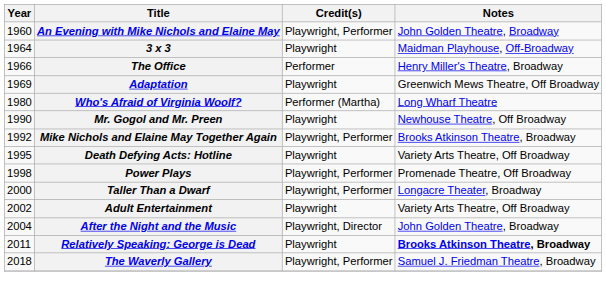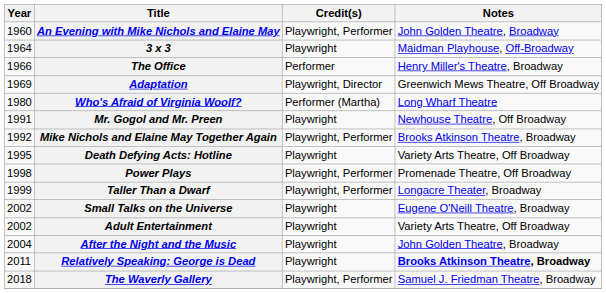(311, 84) Playwright -> (333, 84) Playwright, Director
(19, 119) 1990 -> (19, 119) 1991
(19, 191) 2000 -> (19, 191) 1999
+ row: (158, 208)
(333, 226) Playwright, Director -> (311, 244) Playwright
